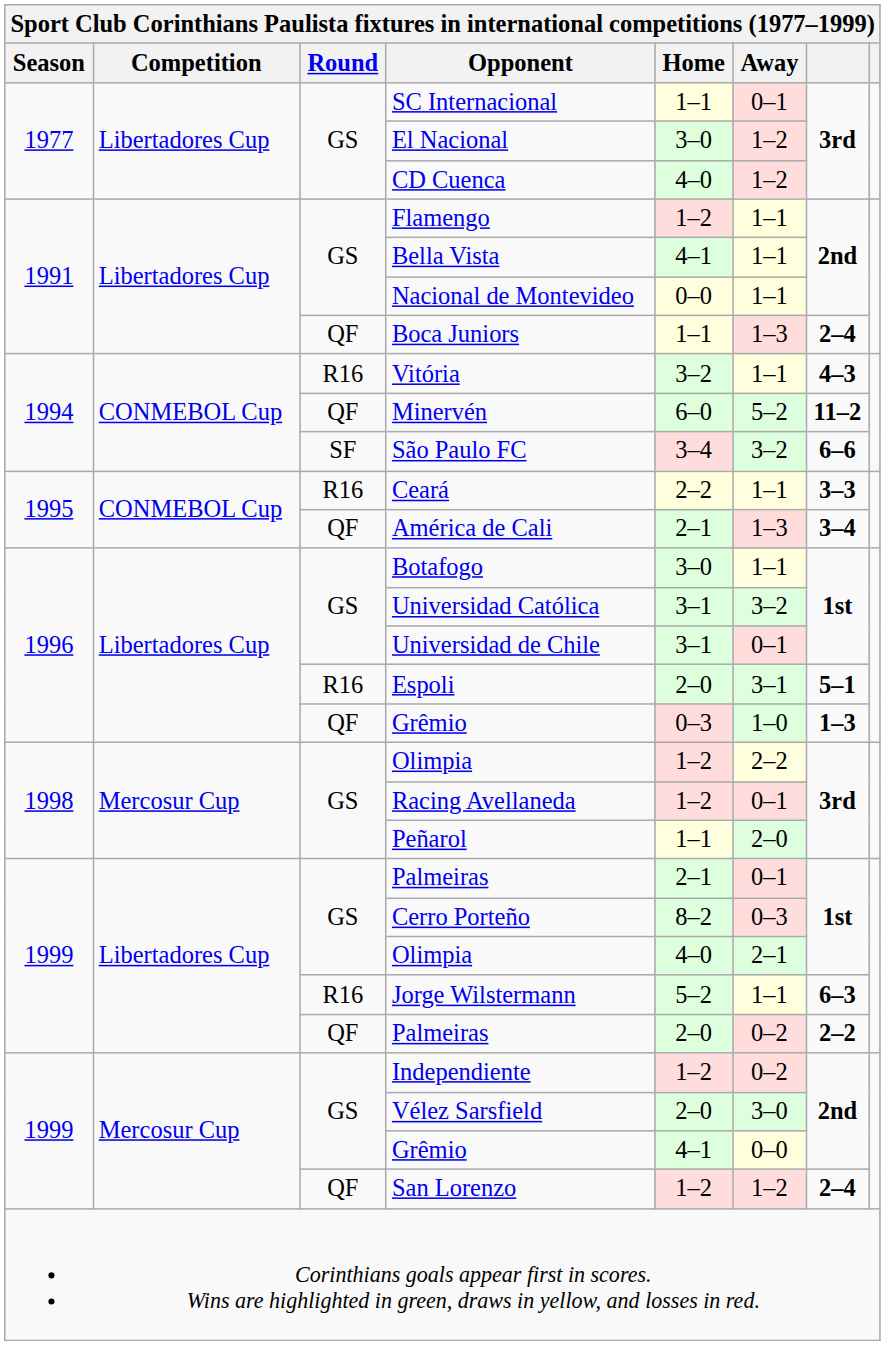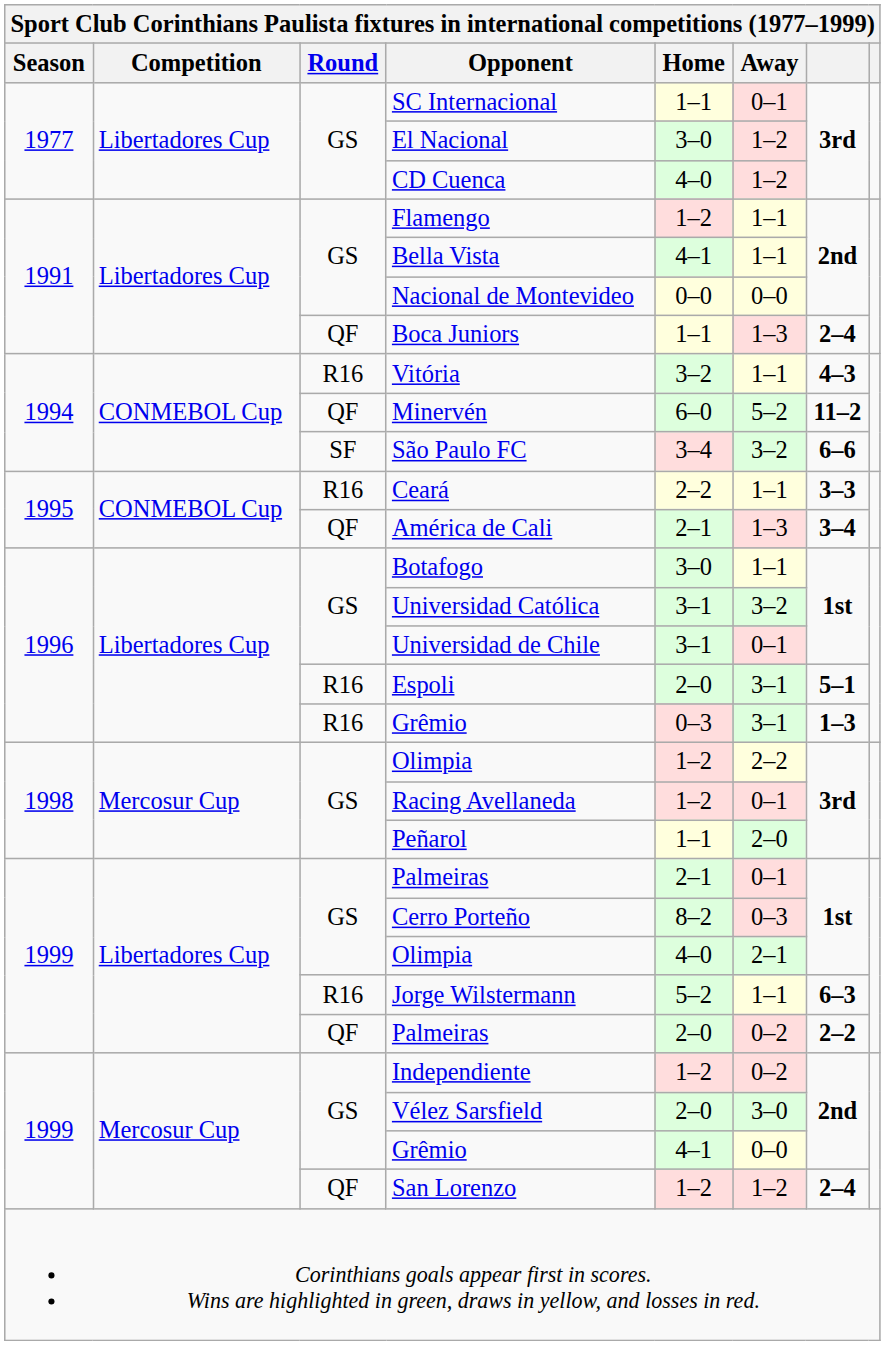(769, 295) 1–1 -> (769, 295) 0–0
(343, 722) QF -> (343, 722) R16
(769, 722) 1–0 -> (769, 722) 3–1
